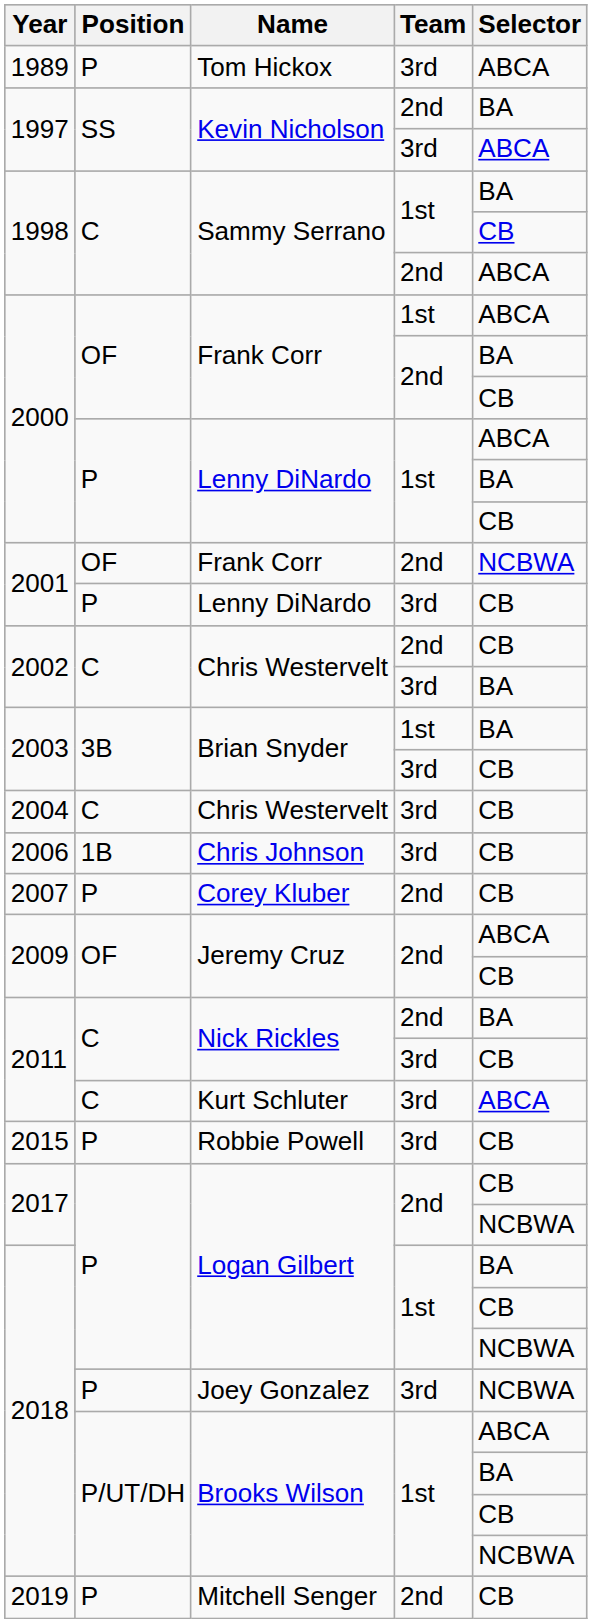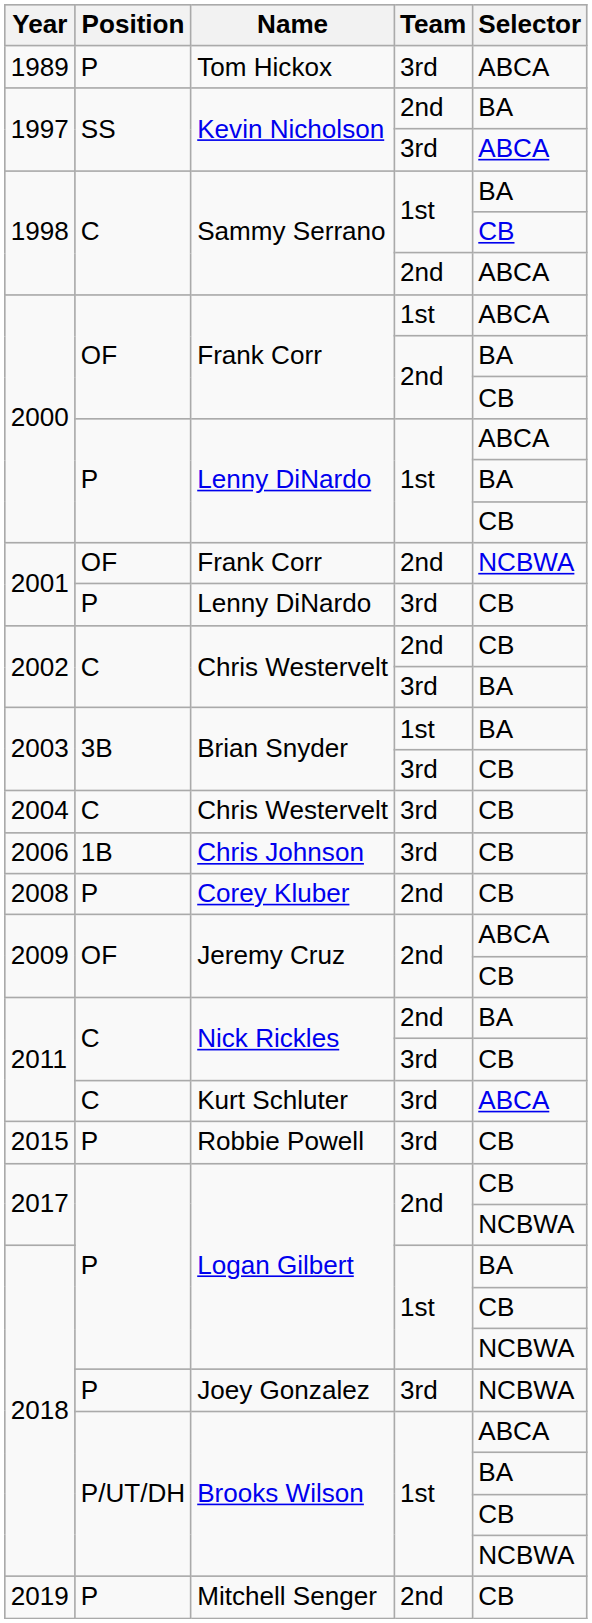(40, 893) 2007 -> (40, 893) 2008
